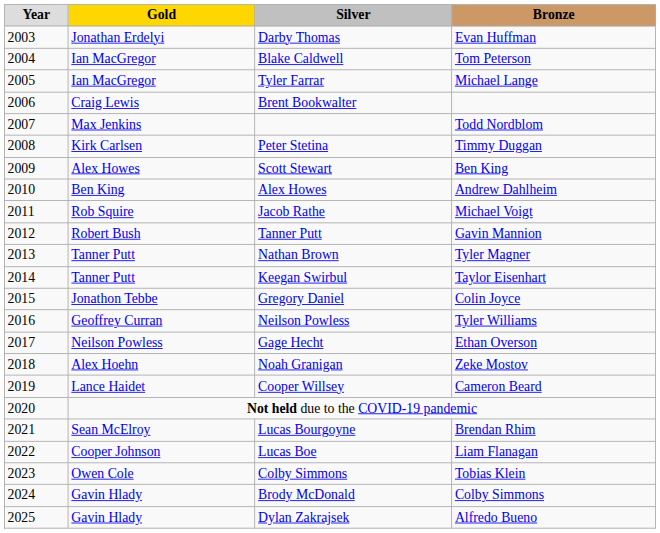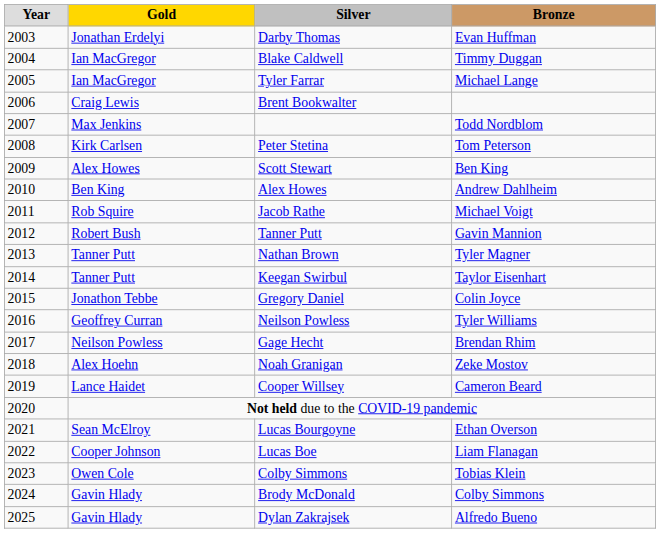(493, 59) Tom Peterson -> (498, 59) Timmy Duggan
(498, 146) Timmy Duggan -> (493, 146) Tom Peterson
(496, 342) Ethan Overson -> (495, 342) Brendan Rhim
(495, 430) Brendan Rhim -> (496, 430) Ethan Overson
